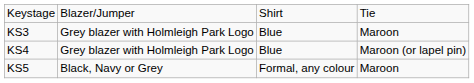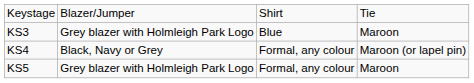(157, 50) Grey blazer with Holmleigh Park Logo -> (112, 50) Black, Navy or Grey
(271, 50) Blue -> (307, 50) Formal, any colour
(112, 68) Black, Navy or Grey -> (157, 68) Grey blazer with Holmleigh Park Logo
